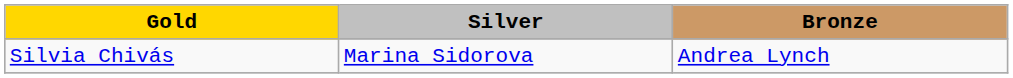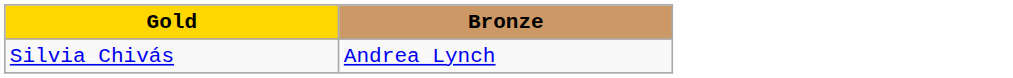- column: (506, 22)
